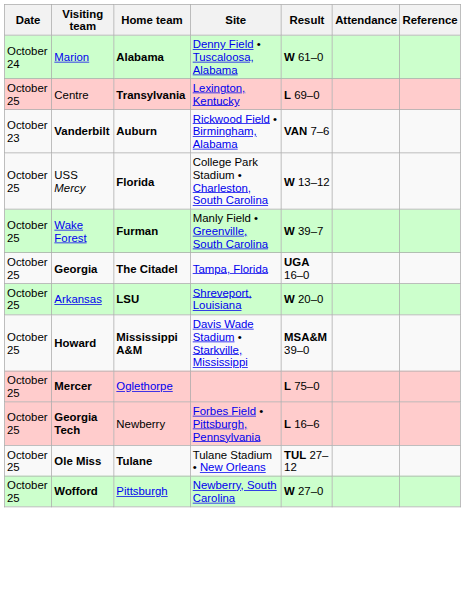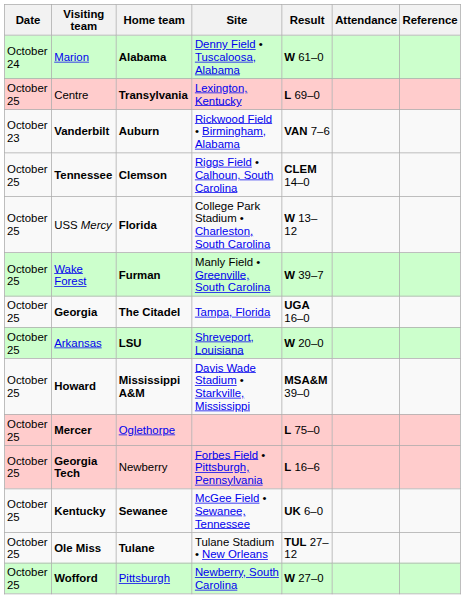+ row: (83, 175)
+ row: (80, 511)
